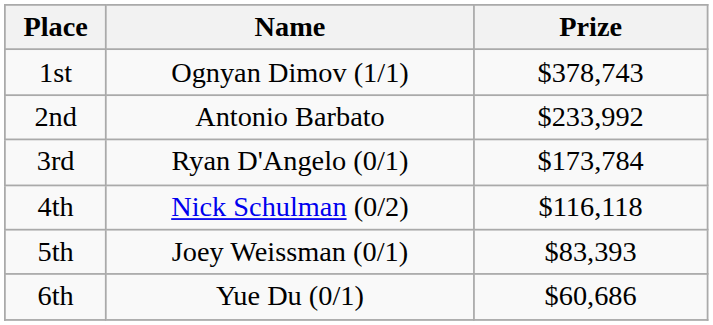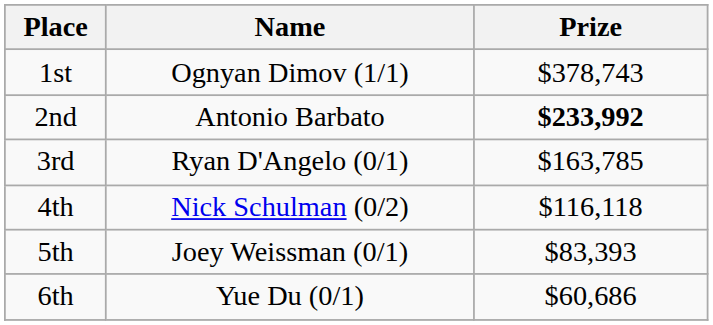(591, 116) normal -> (591, 116) bold
(591, 161) $173,784 -> (591, 161) $163,785
